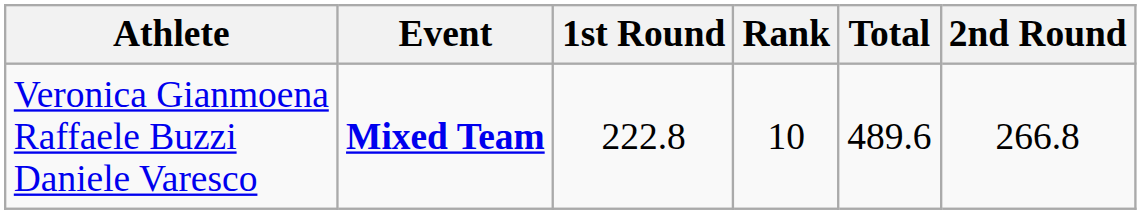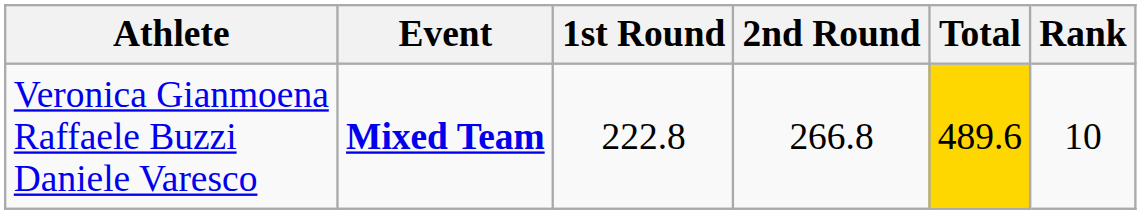columns swapped: (1038, 34) <-> (786, 34)
(889, 135) no background -> (980, 135) gold background
